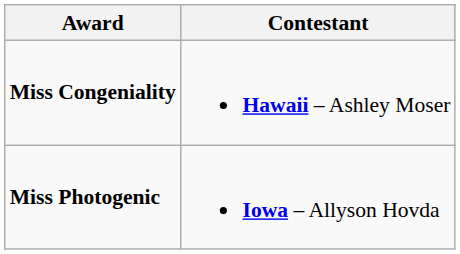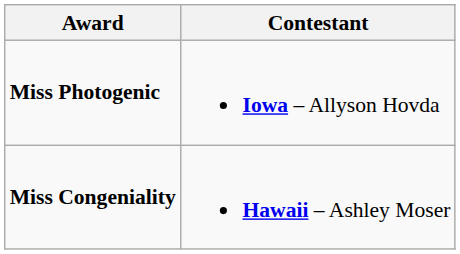rows swapped: (93, 92) <-> (85, 196)
